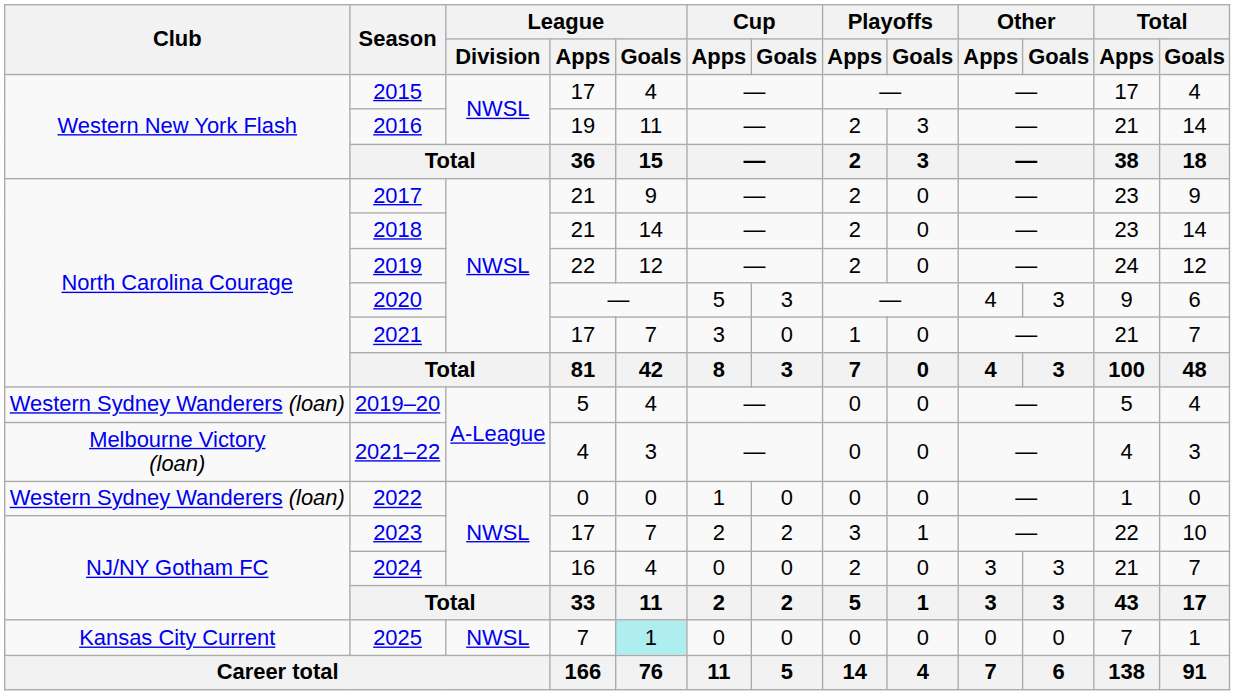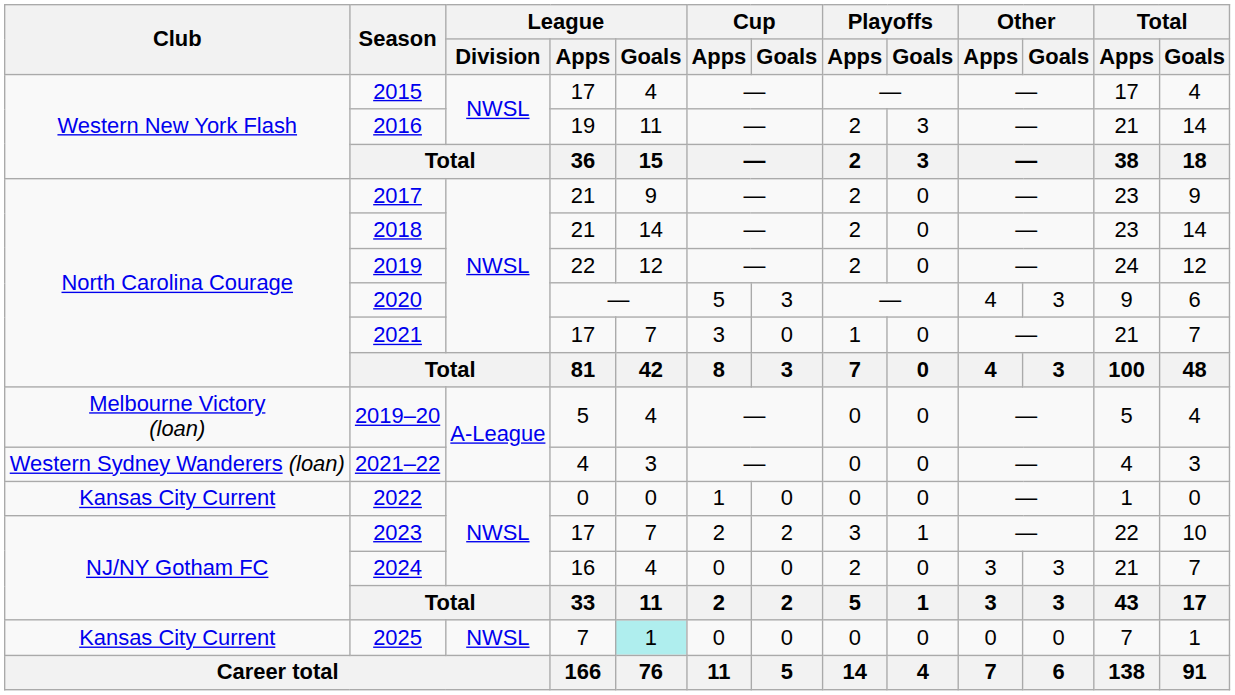(177, 404) Western Sydney Wanderers (loan) -> (177, 416) Melbourne Victory (loan)
(177, 451) Melbourne Victory (loan) -> (177, 463) Western Sydney Wanderers (loan)
(177, 498) Western Sydney Wanderers (loan) -> (177, 498) Kansas City Current
